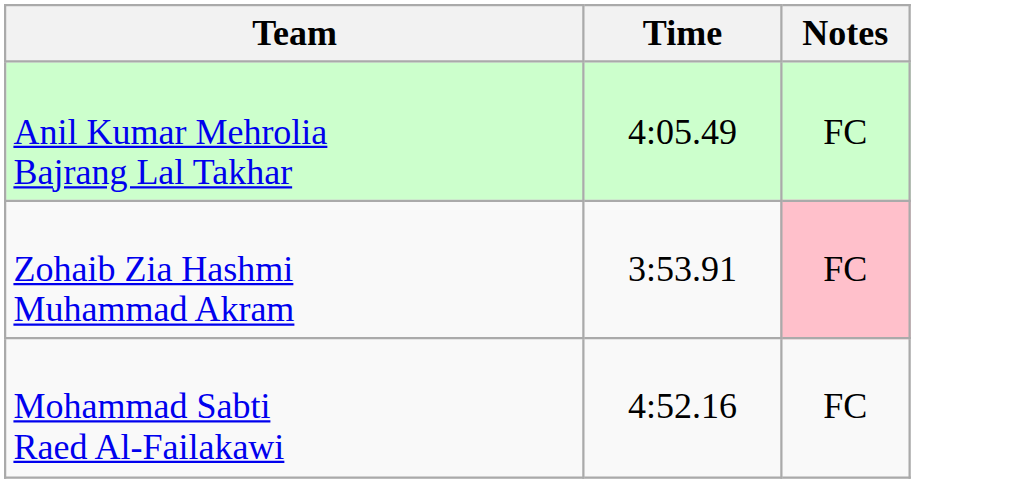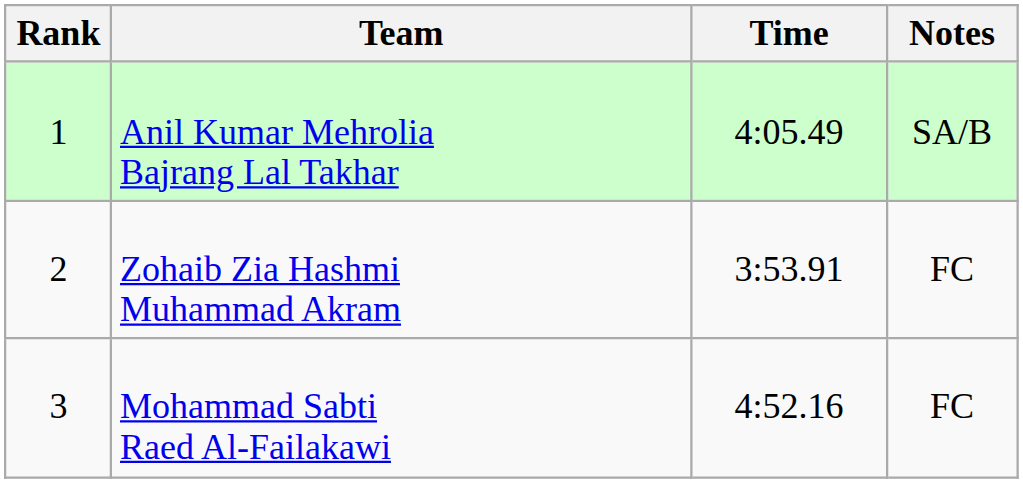+ column: (58, 33)
(845, 130) FC -> (952, 130) SA/B
(845, 268) pink background -> (952, 268) no background
